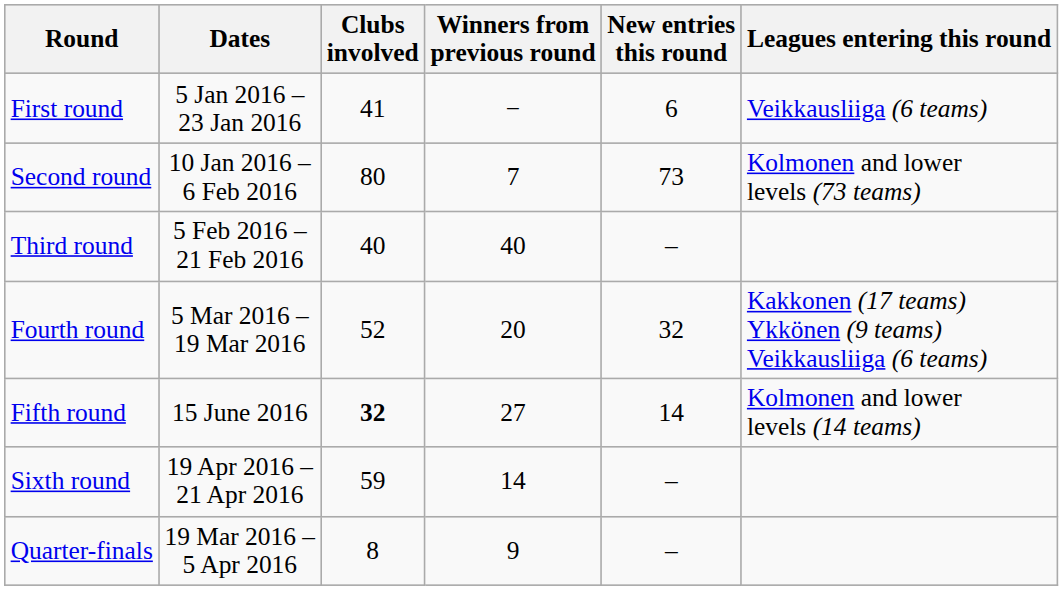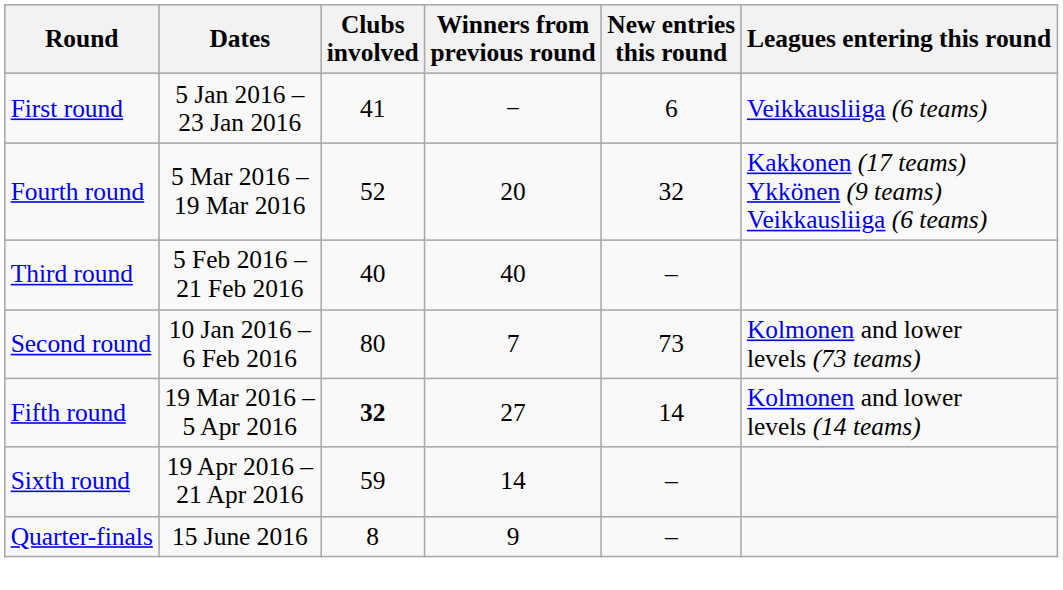rows swapped: (81, 176) <-> (77, 329)
(240, 412) 15 June 2016 -> (240, 412) 19 Mar 2016 – 5 Apr 2016
(240, 550) 19 Mar 2016 – 5 Apr 2016 -> (240, 536) 15 June 2016
